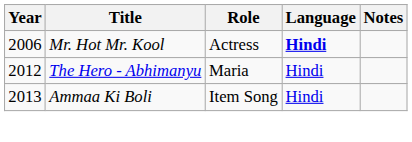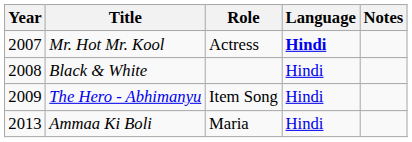(25, 44) 2006 -> (25, 44) 2007
+ row: (98, 70)
(25, 70) 2012 -> (25, 96) 2009
(229, 70) Maria -> (243, 96) Item Song
(243, 96) Item Song -> (229, 123) Maria
